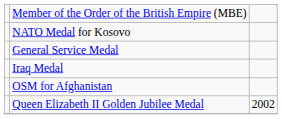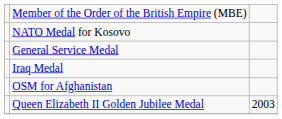(263, 104) 2002 -> (263, 104) 2003
